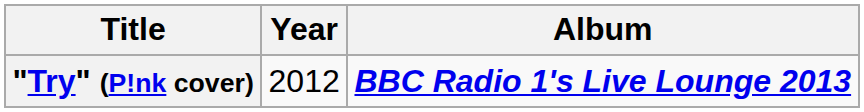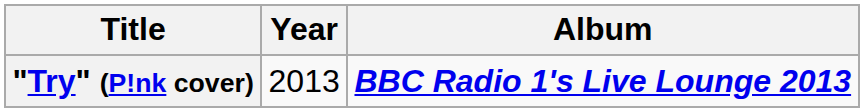(304, 80) 2012 -> (304, 80) 2013
